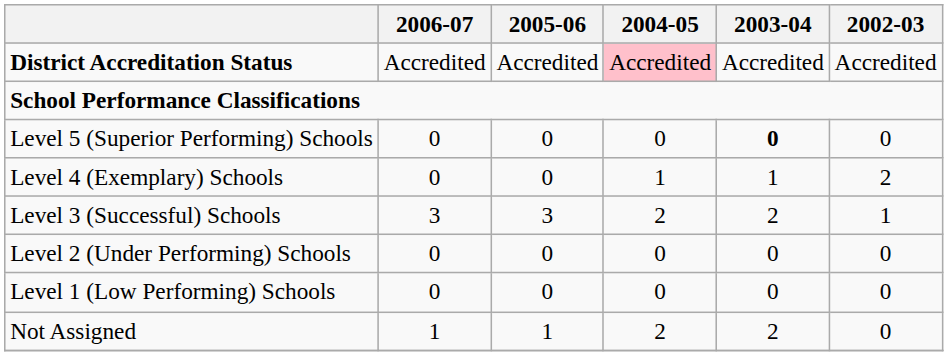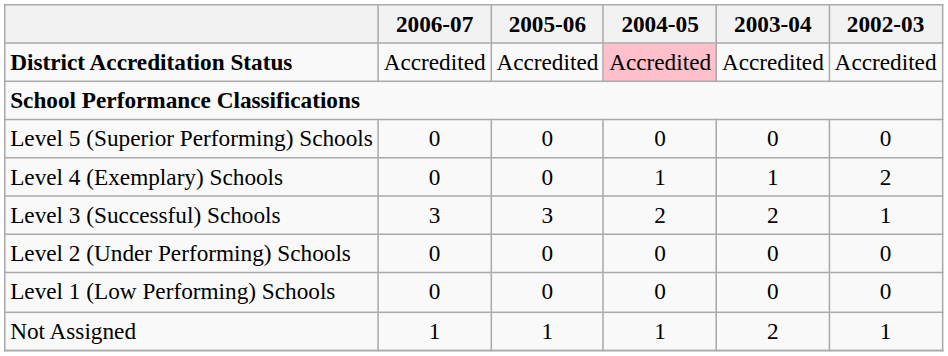(773, 138) bold -> (773, 138) normal
(660, 330) 2 -> (660, 330) 1
(886, 330) 0 -> (886, 330) 1
